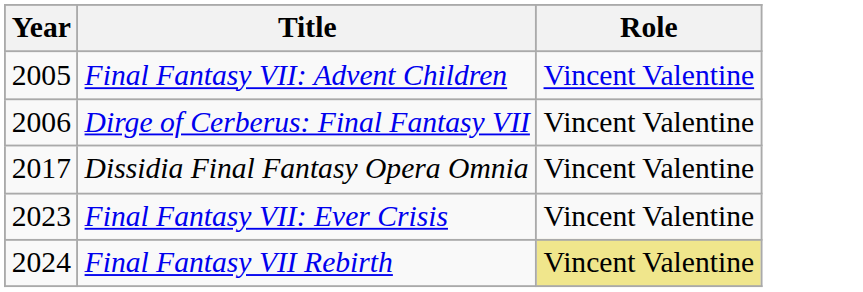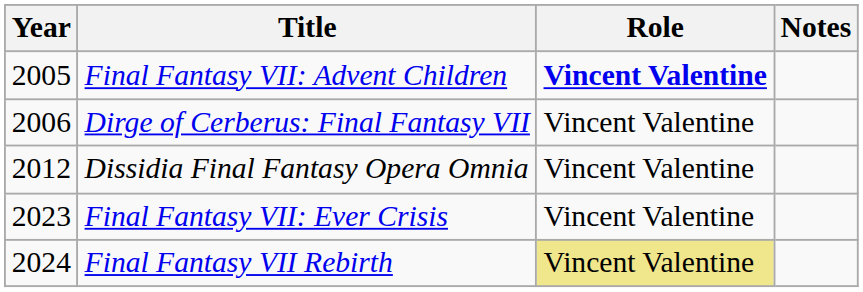+ column: (816, 27)
(649, 74) normal -> (655, 74) bold
(41, 168) 2017 -> (41, 168) 2012
